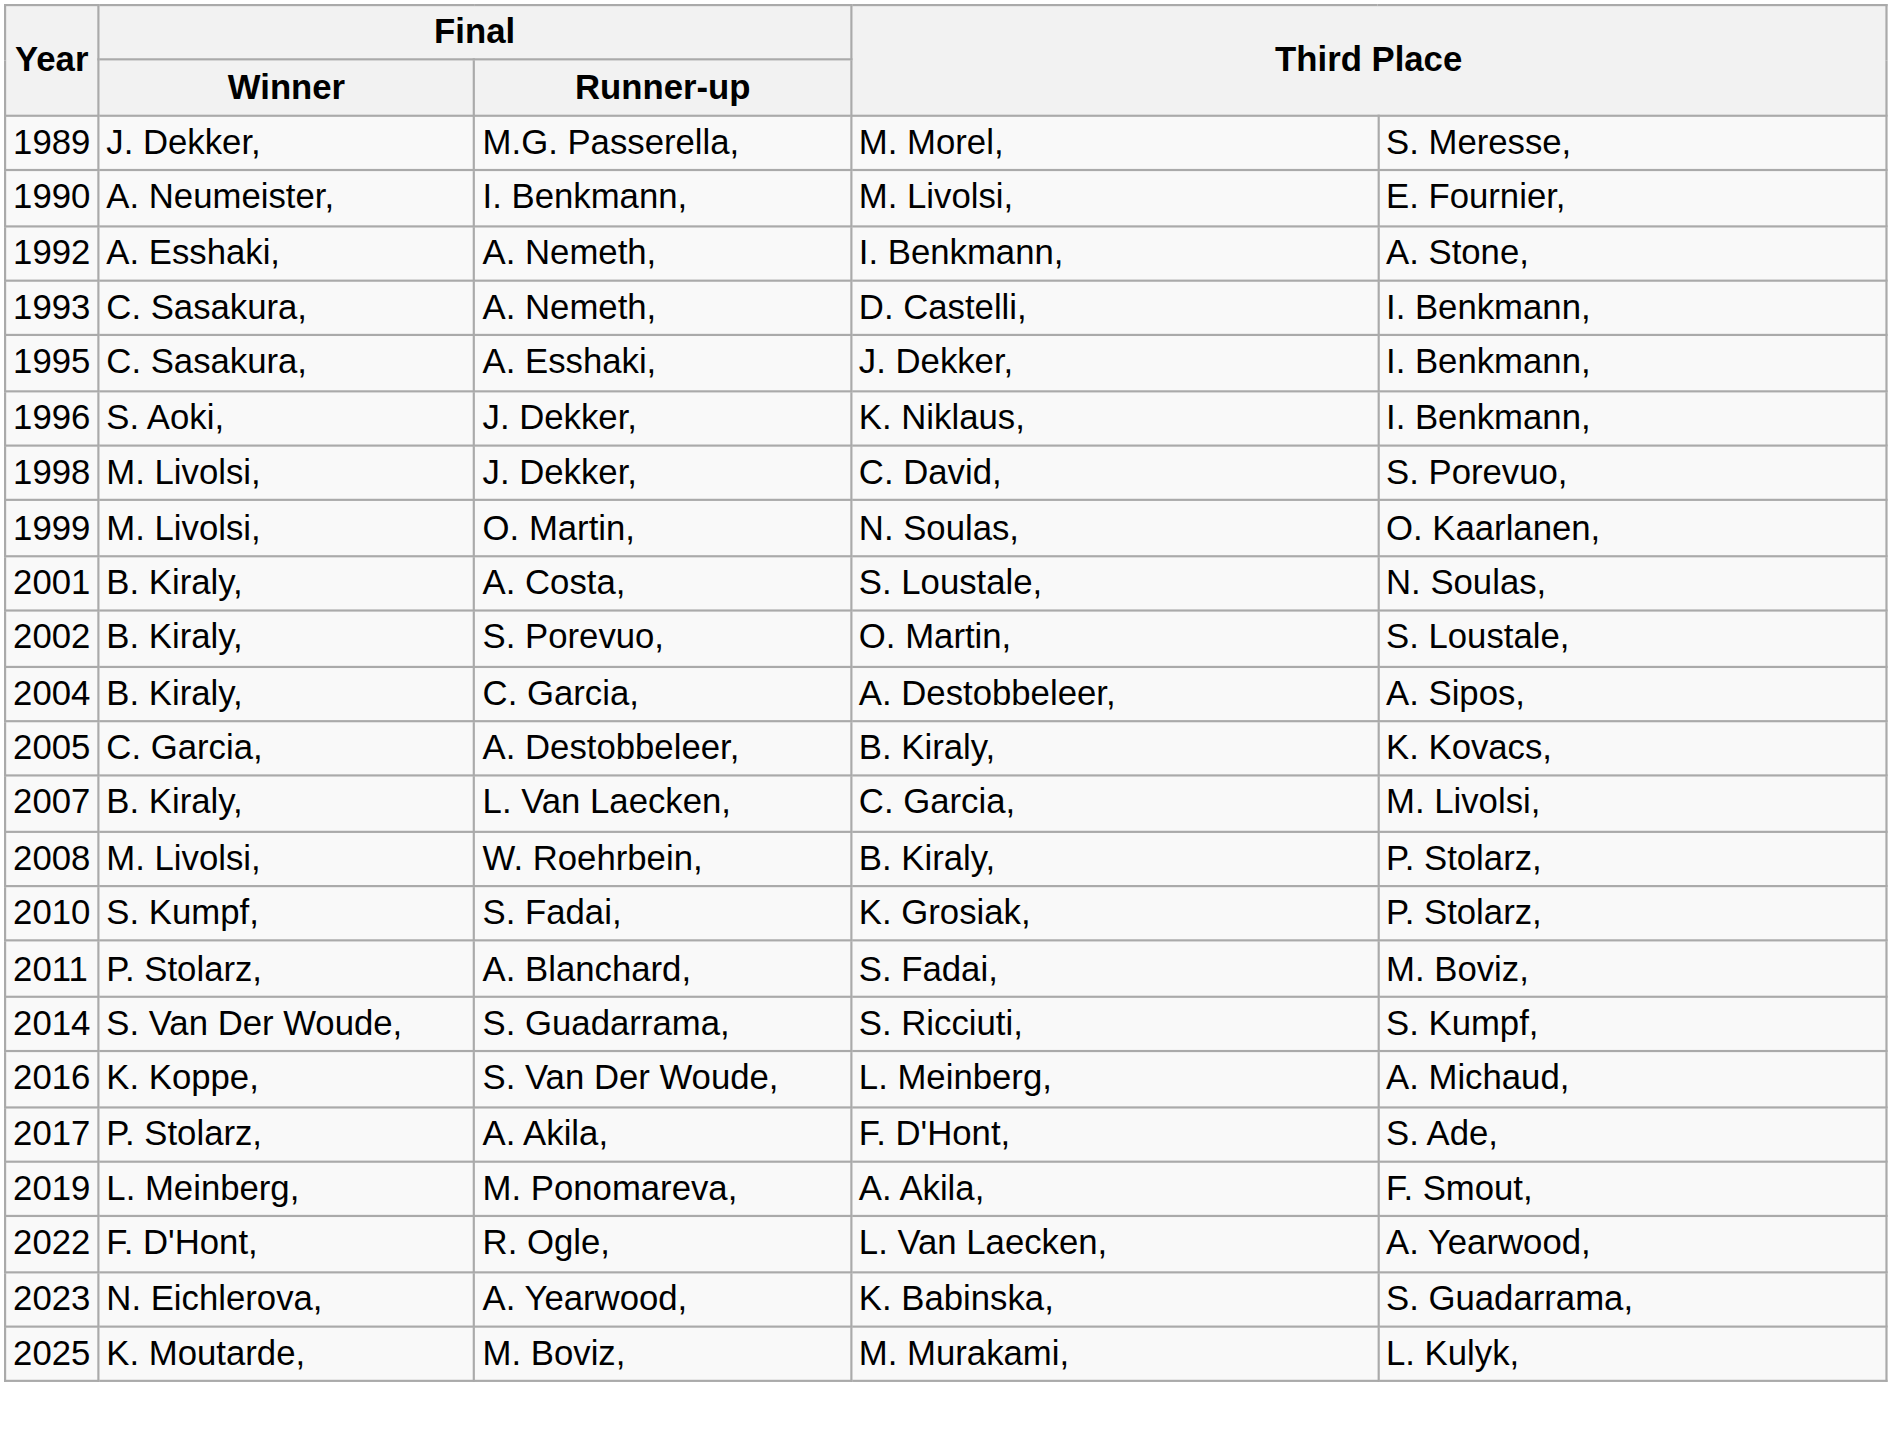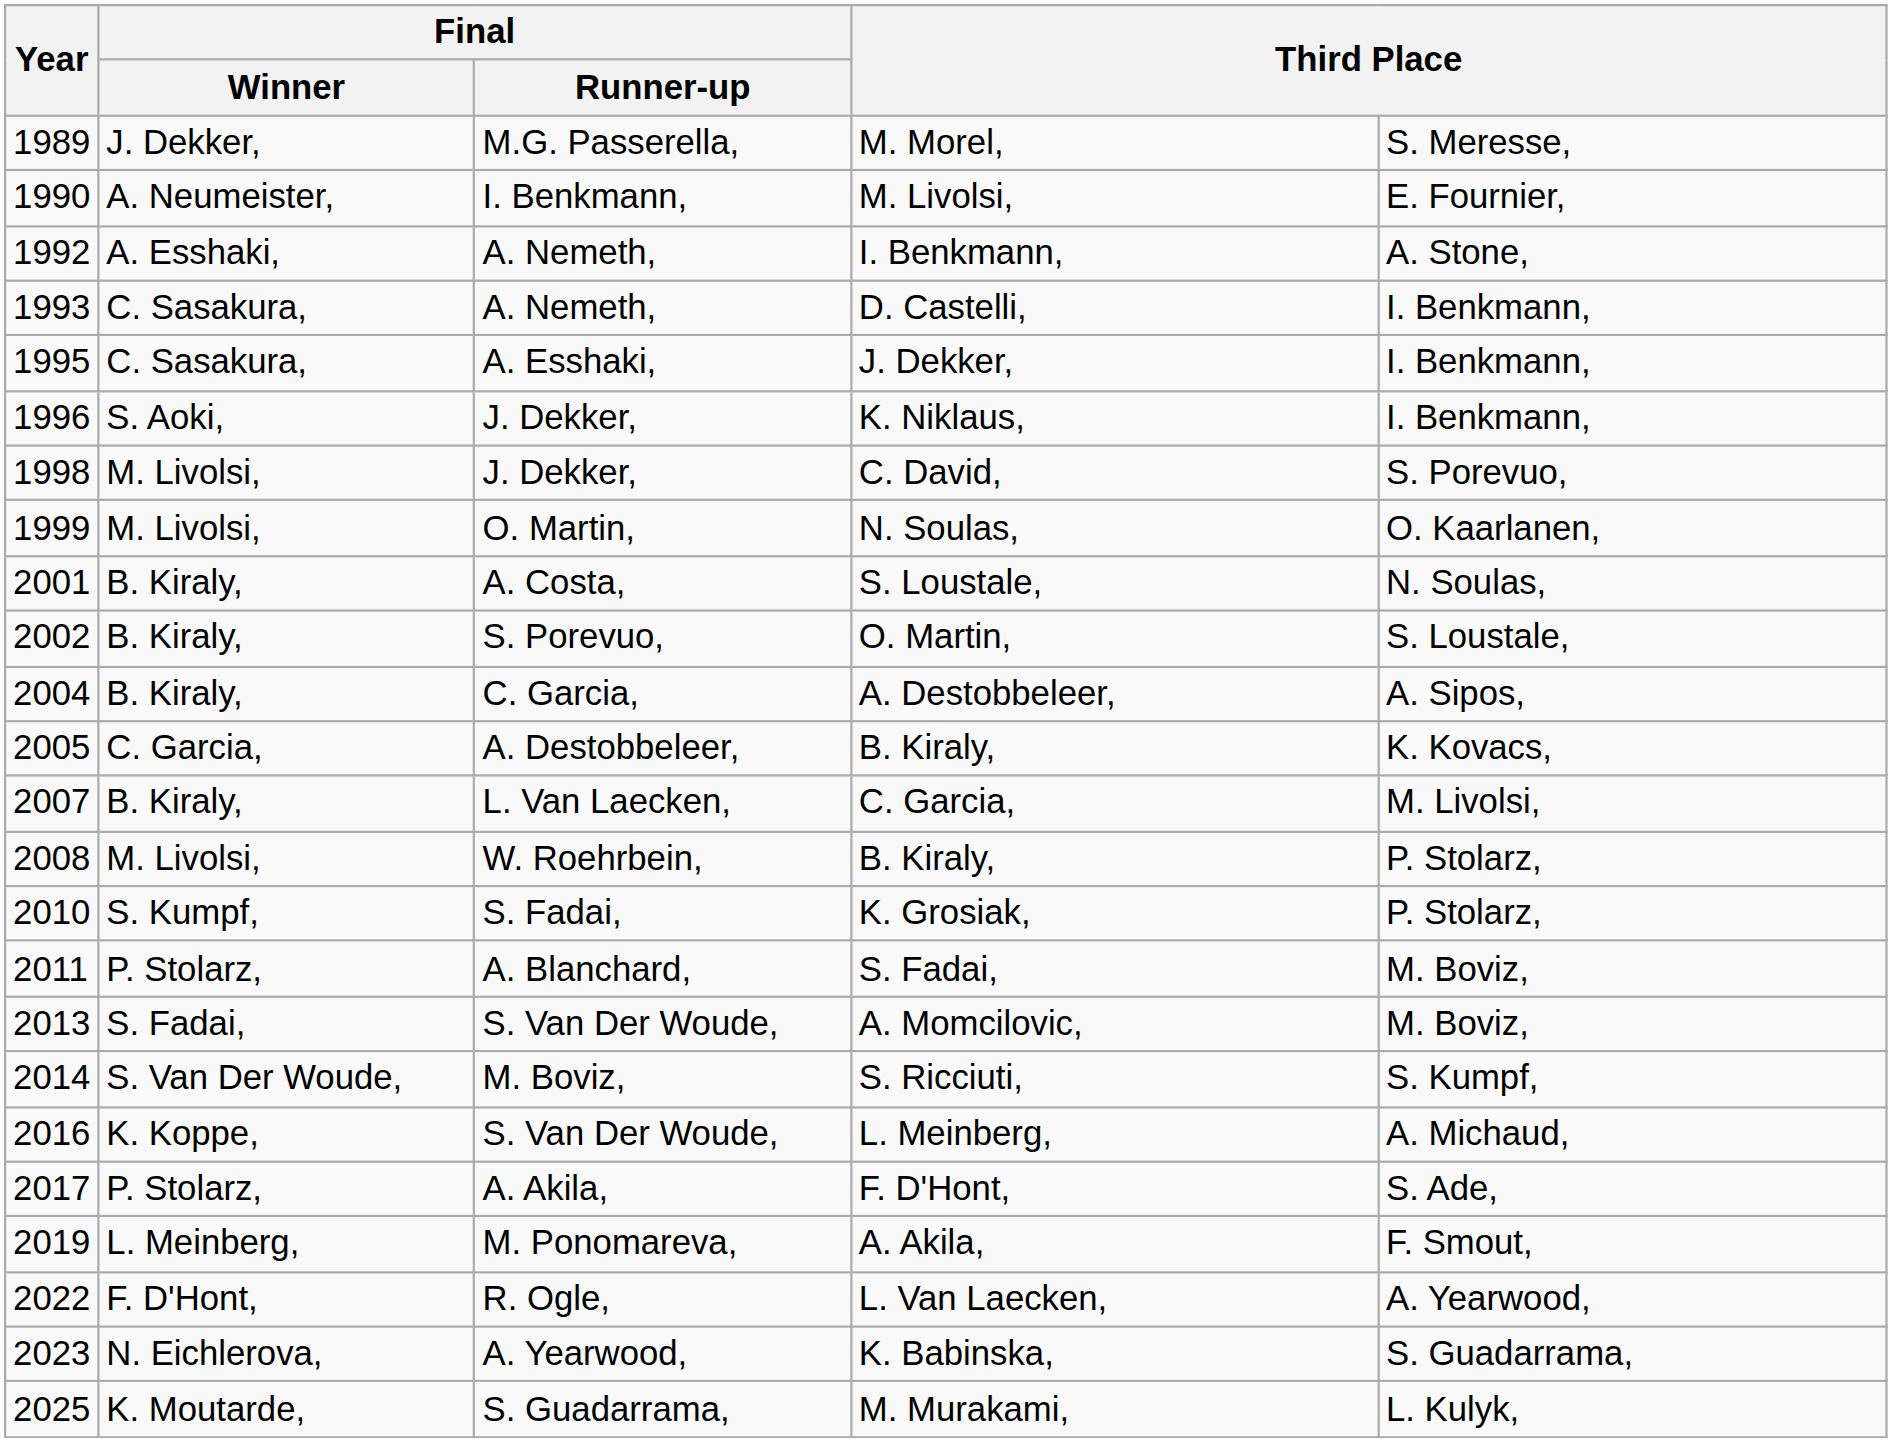+ row: (52, 1023)
(606, 1023) S. Guadarrama, -> (554, 1078) M. Boviz,
(554, 1353) M. Boviz, -> (606, 1408) S. Guadarrama,
